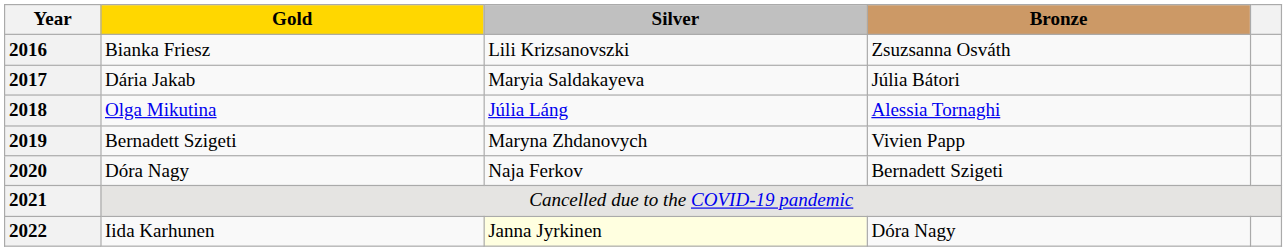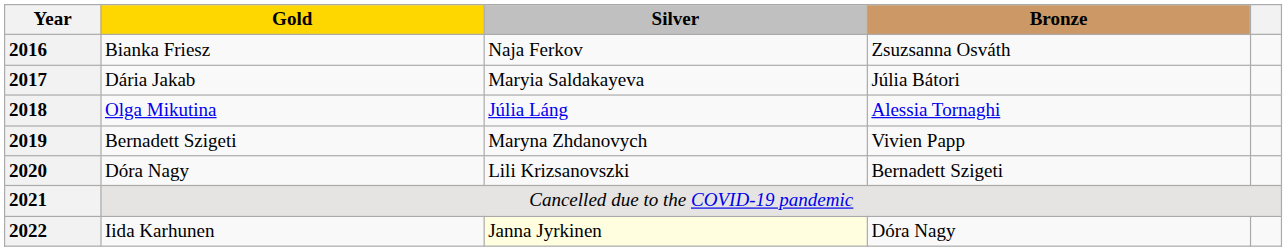(559, 49) Lili Krizsanovszki -> (536, 49) Naja Ferkov
(536, 170) Naja Ferkov -> (559, 170) Lili Krizsanovszki
